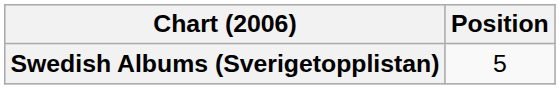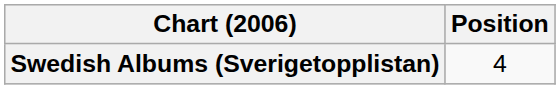(500, 63) 5 -> (500, 63) 4
